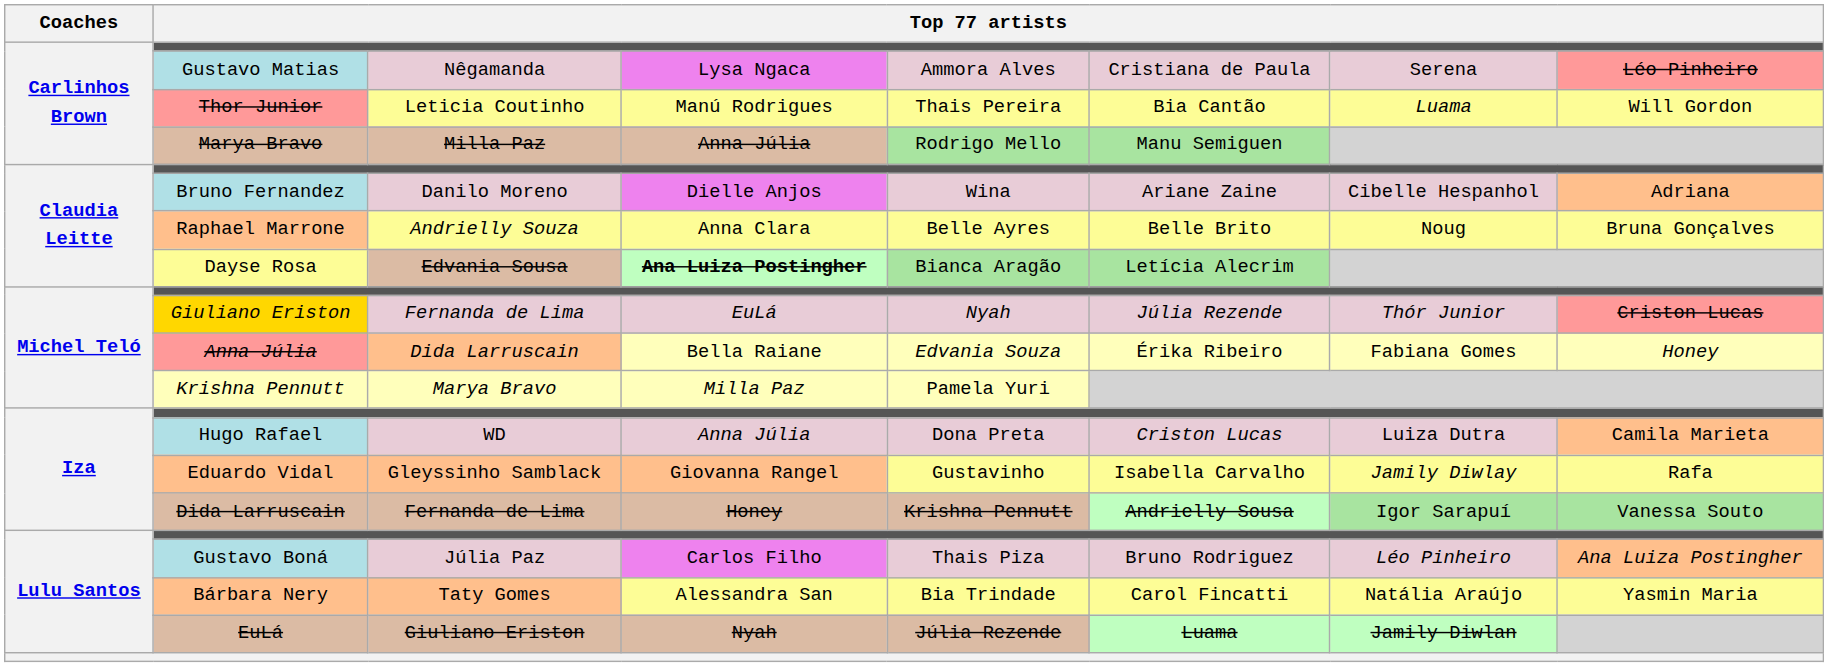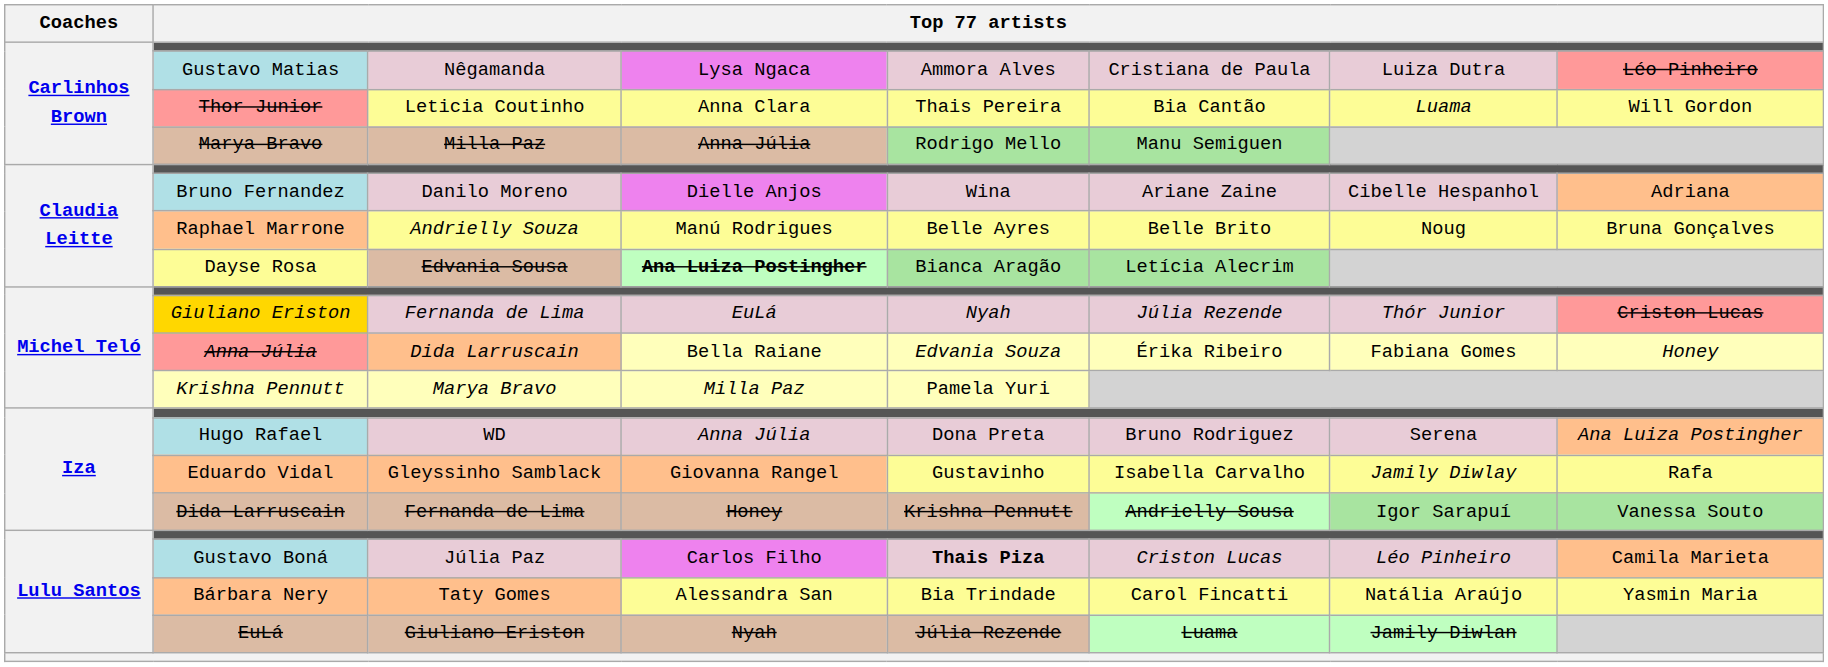(1444, 69) Serena -> (1444, 69) Luiza Dutra
(754, 107) Manú Rodrigues -> (754, 107) Anna Clara
(754, 229) Anna Clara -> (754, 229) Manú Rodrigues
(1209, 436) Criston Lucas -> (1210, 436) Bruno Rodriguez
(1444, 436) Luiza Dutra -> (1444, 436) Serena
(1690, 436) Camila Marieta -> (1690, 436) Ana Luiza Postingher
(988, 558) normal -> (988, 558) bold
(1210, 558) Bruno Rodriguez -> (1209, 558) Criston Lucas
(1690, 558) Ana Luiza Postingher -> (1690, 558) Camila Marieta
